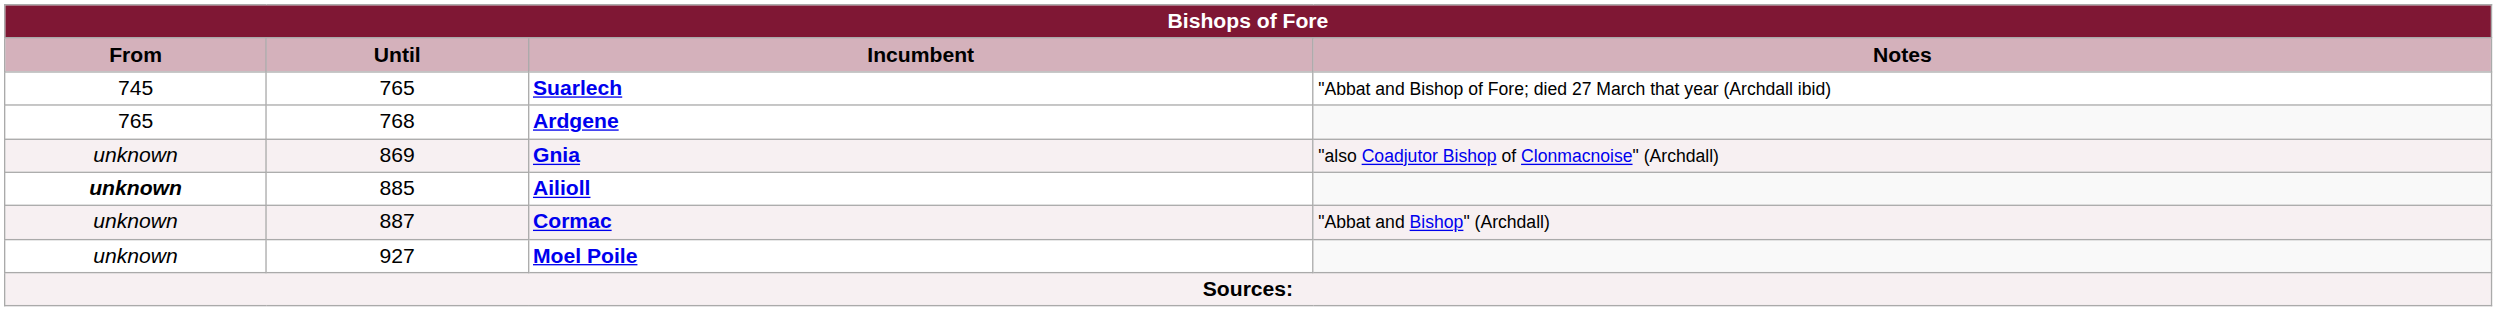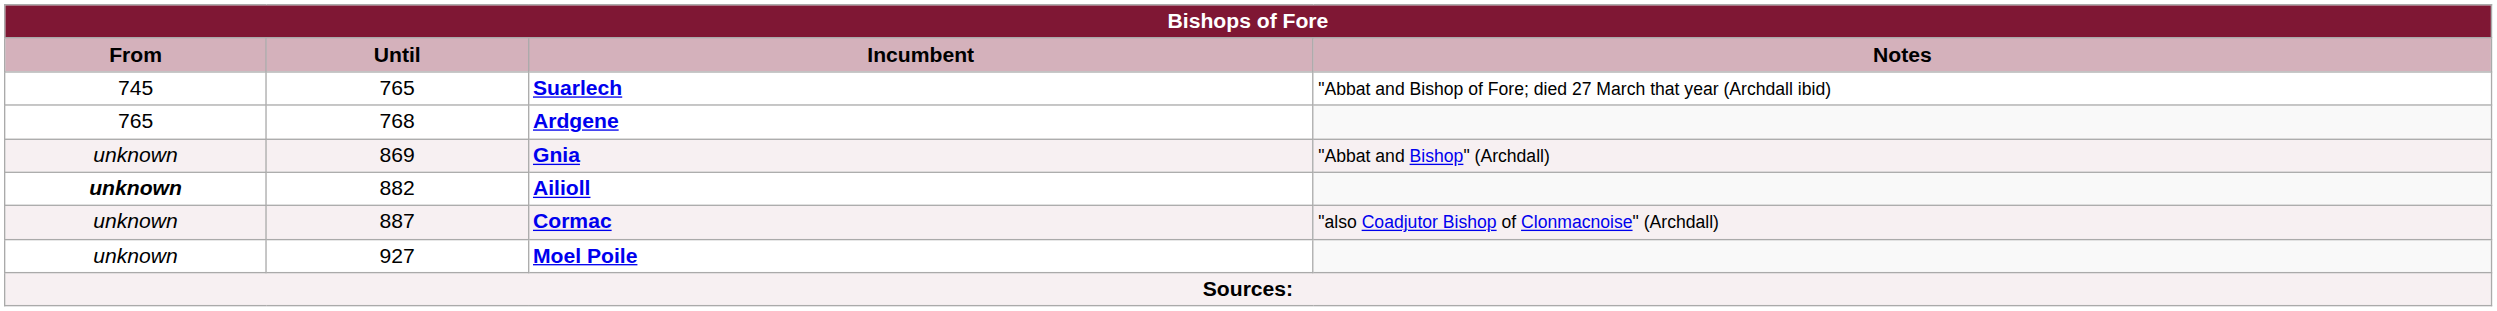(1519, 156) "also Coadjutor Bishop of Clonmacnoise" (Archdall) -> (1434, 156) "Abbat and Bishop" (Archdall)
(397, 188) 885 -> (397, 188) 882
(1434, 223) "Abbat and Bishop" (Archdall) -> (1519, 223) "also Coadjutor Bishop of Clonmacnoise" (Archdall)
